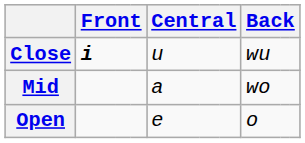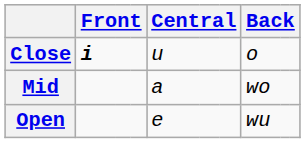(258, 54) wu -> (252, 54) o
(252, 120) o -> (258, 120) wu
